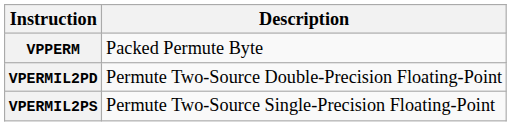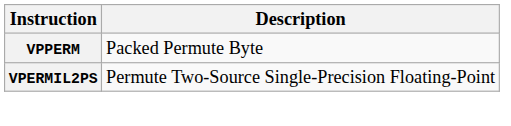- row: (53, 79)
